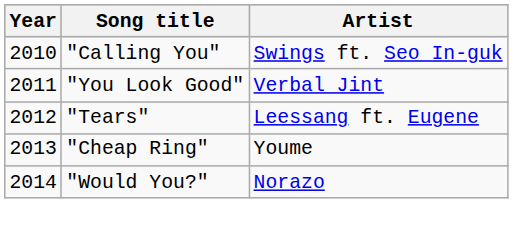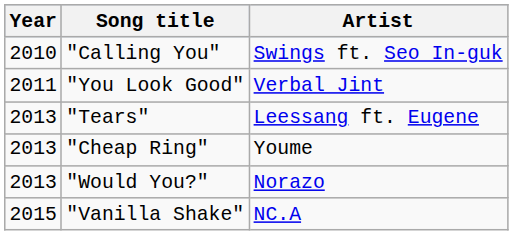(33, 117) 2012 -> (33, 117) 2013
(33, 182) 2014 -> (33, 182) 2013
+ row: (155, 214)
